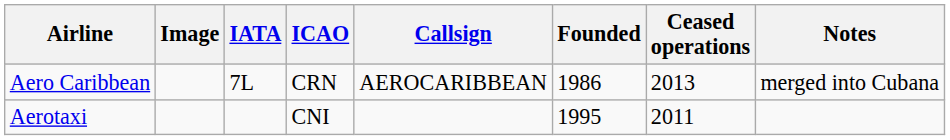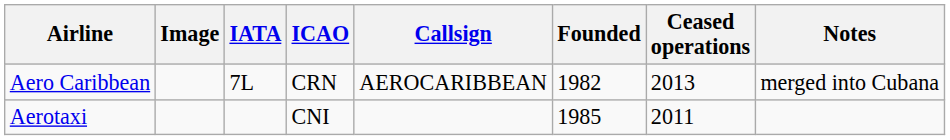(579, 81) 1986 -> (579, 81) 1982
(579, 116) 1995 -> (579, 116) 1985
